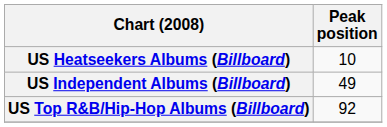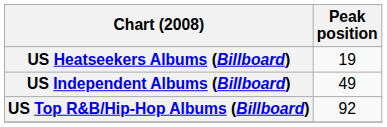(347, 59) 10 -> (347, 59) 19
